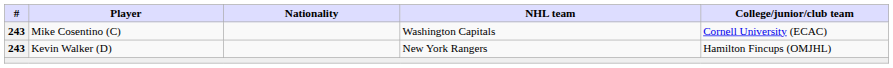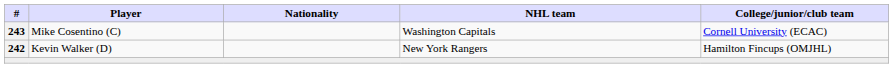(17, 48) 243 -> (17, 48) 242
